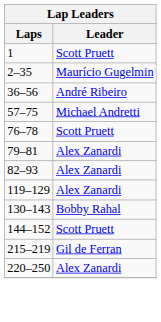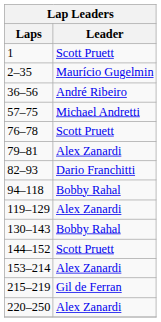(89, 170) Alex Zanardi -> (96, 170) Dario Franchitti
+ row: (25, 190)
+ row: (29, 268)
